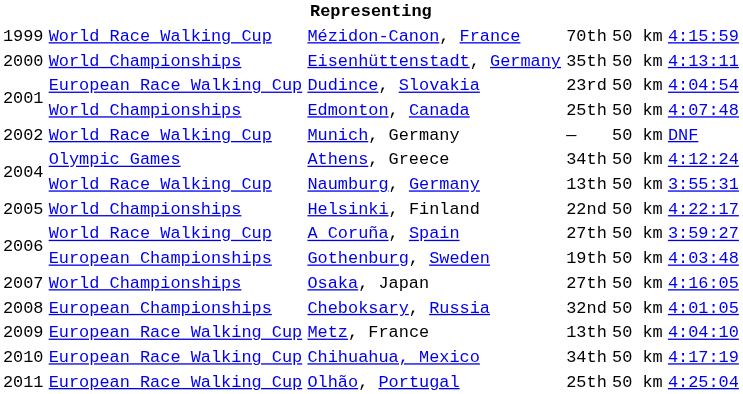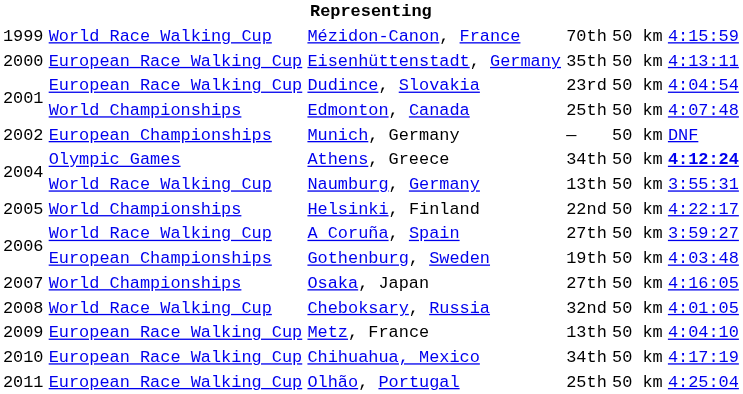(145, 61) World Championships -> (175, 61) European Race Walking Cup
(160, 135) World Race Walking Cup -> (160, 135) European Championships
(703, 160) normal -> (703, 160) bold
(160, 308) European Championships -> (160, 308) World Race Walking Cup
